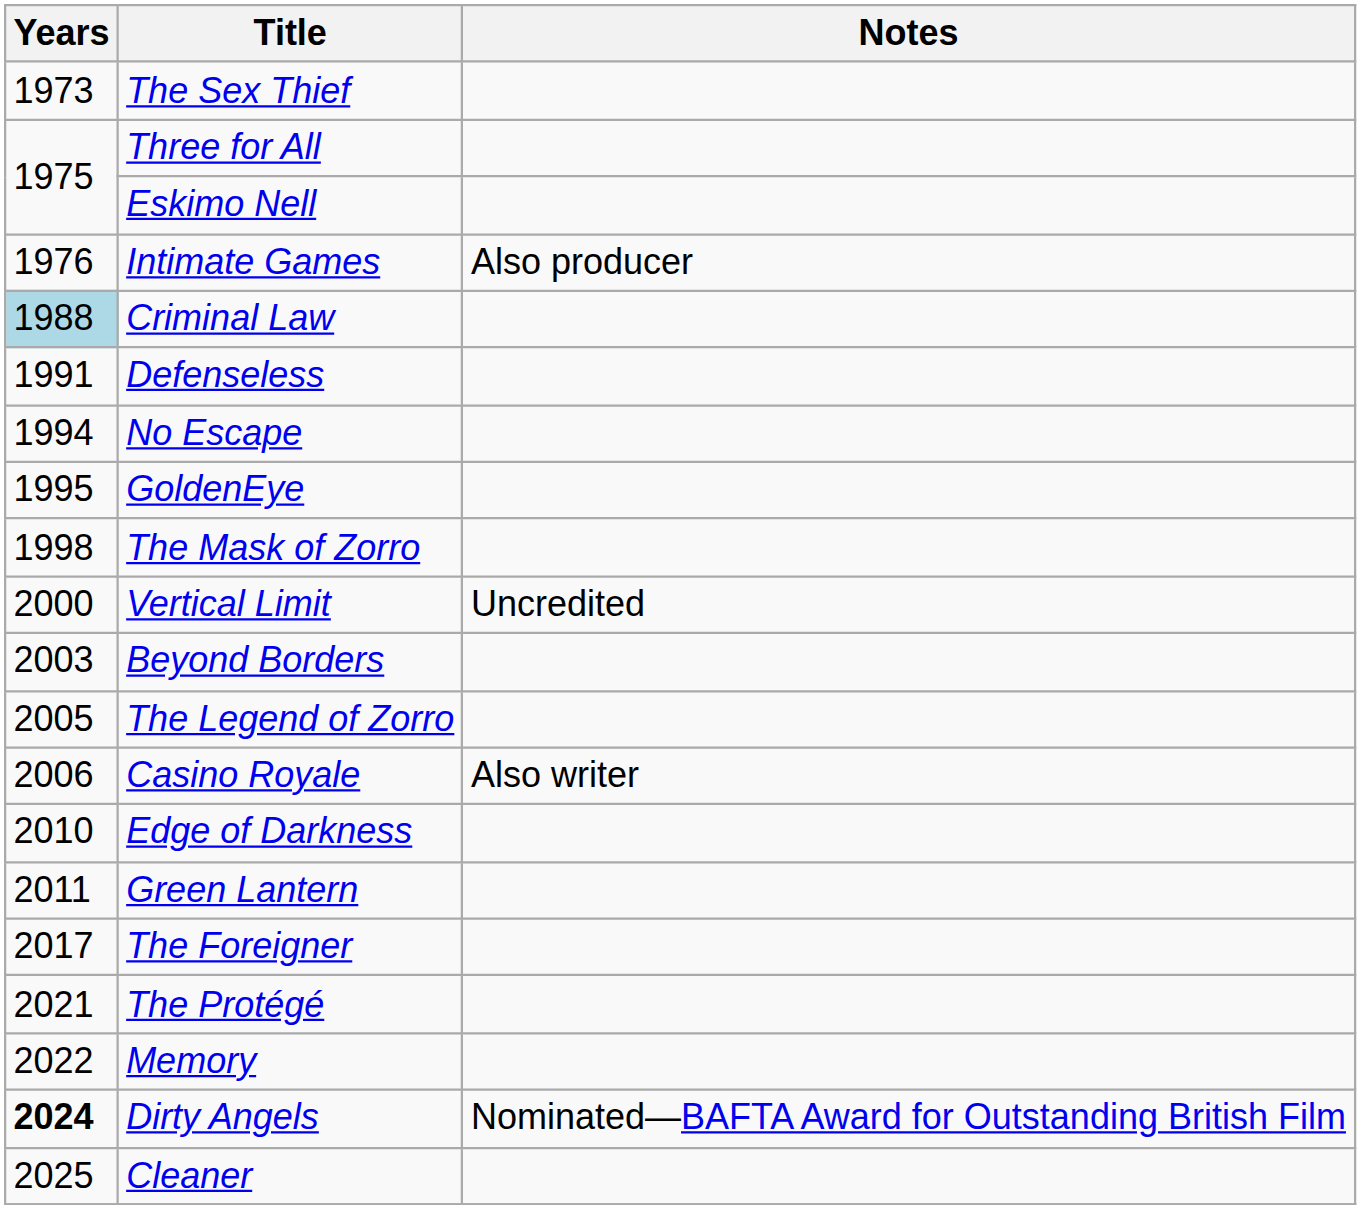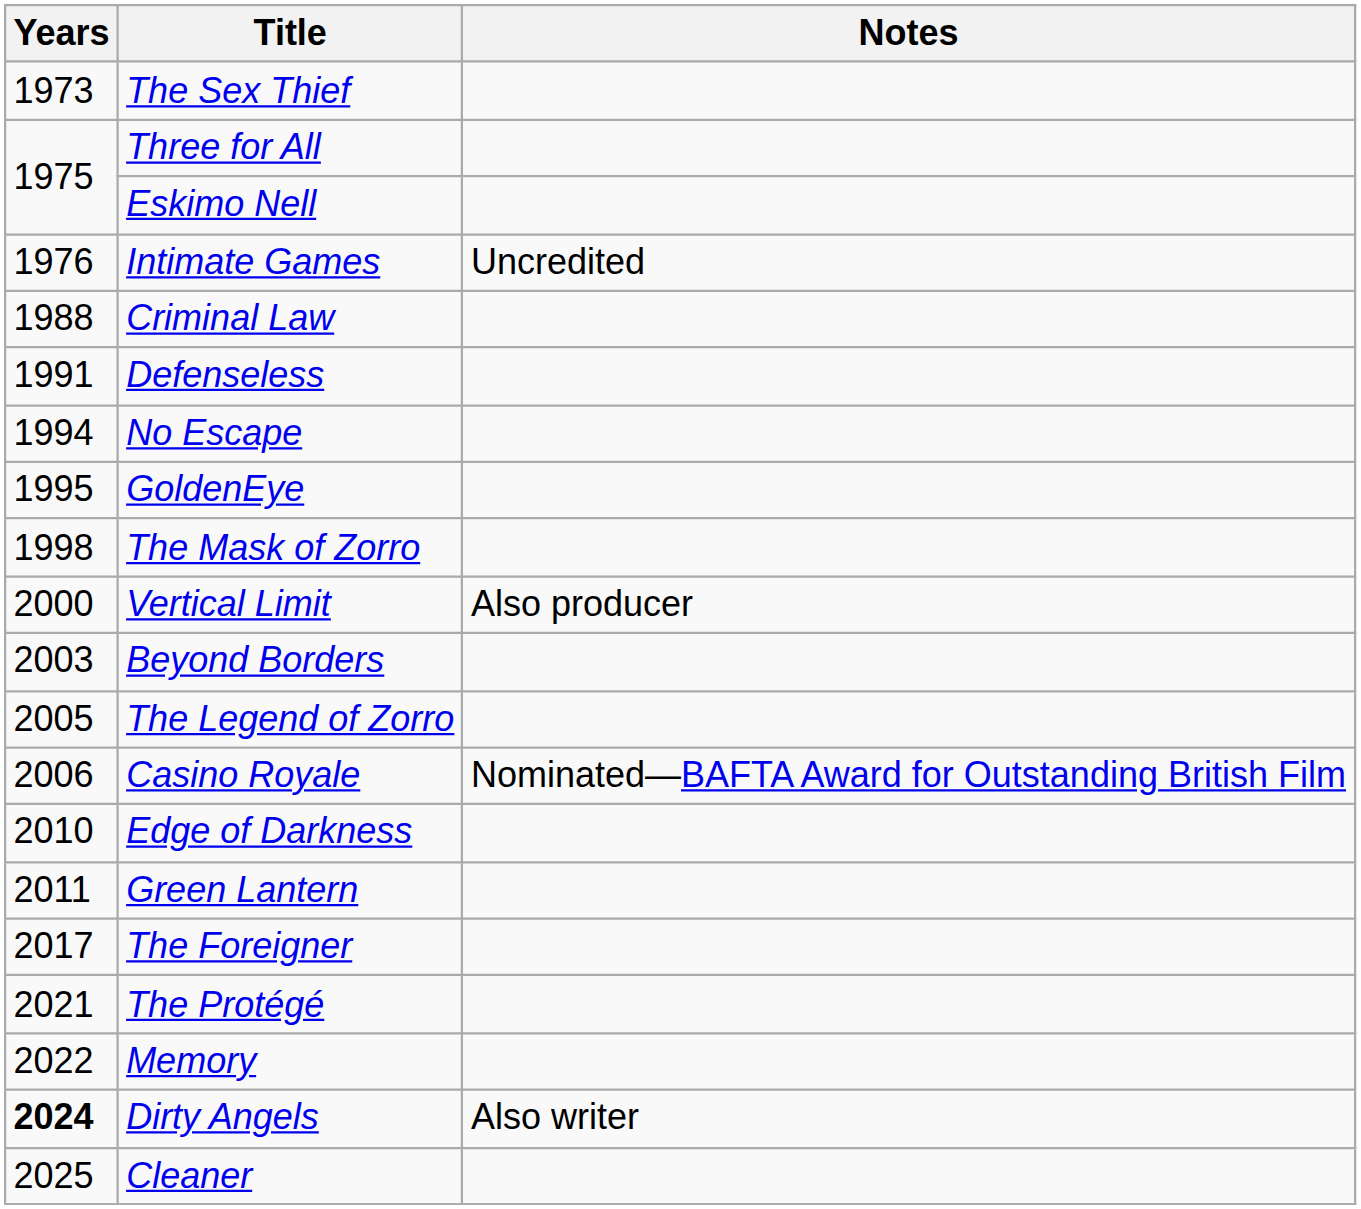(582, 261) Also producer -> (558, 261) Uncredited
(53, 318) lightblue background -> (53, 318) no background
(558, 603) Uncredited -> (582, 603) Also producer
(555, 775) Also writer -> (908, 775) Nominated—BAFTA Award for Outstanding British Film
(908, 1117) Nominated—BAFTA Award for Outstanding British Film -> (555, 1117) Also writer
